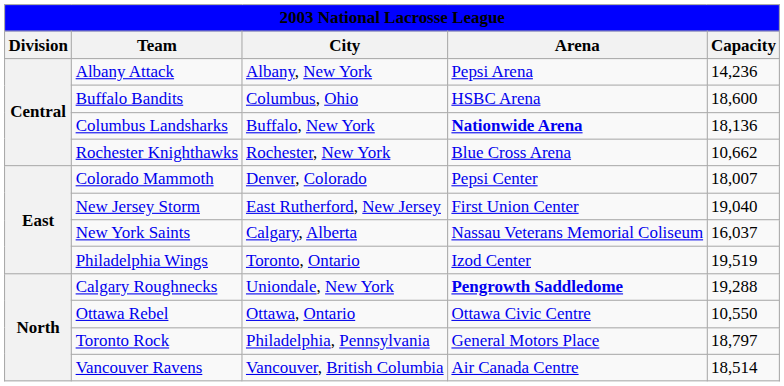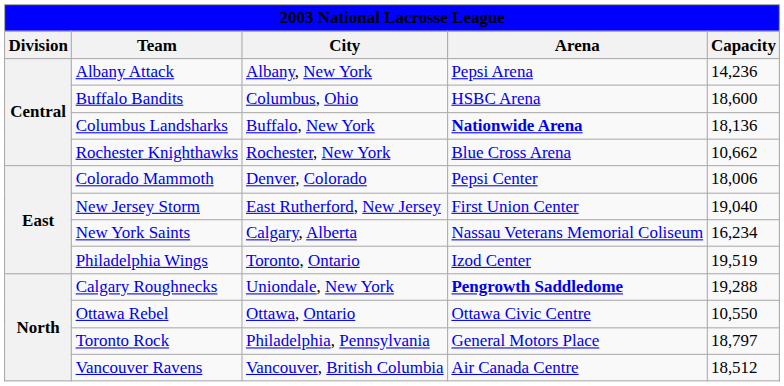(734, 179) 18,007 -> (734, 179) 18,006
(734, 233) 16,037 -> (734, 233) 16,234
(734, 367) 18,514 -> (734, 367) 18,512
